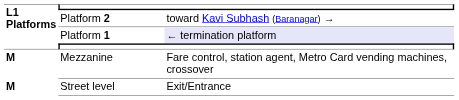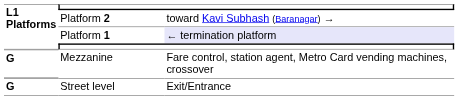(11, 57) M -> (10, 58) G
(11, 86) M -> (10, 87) G
